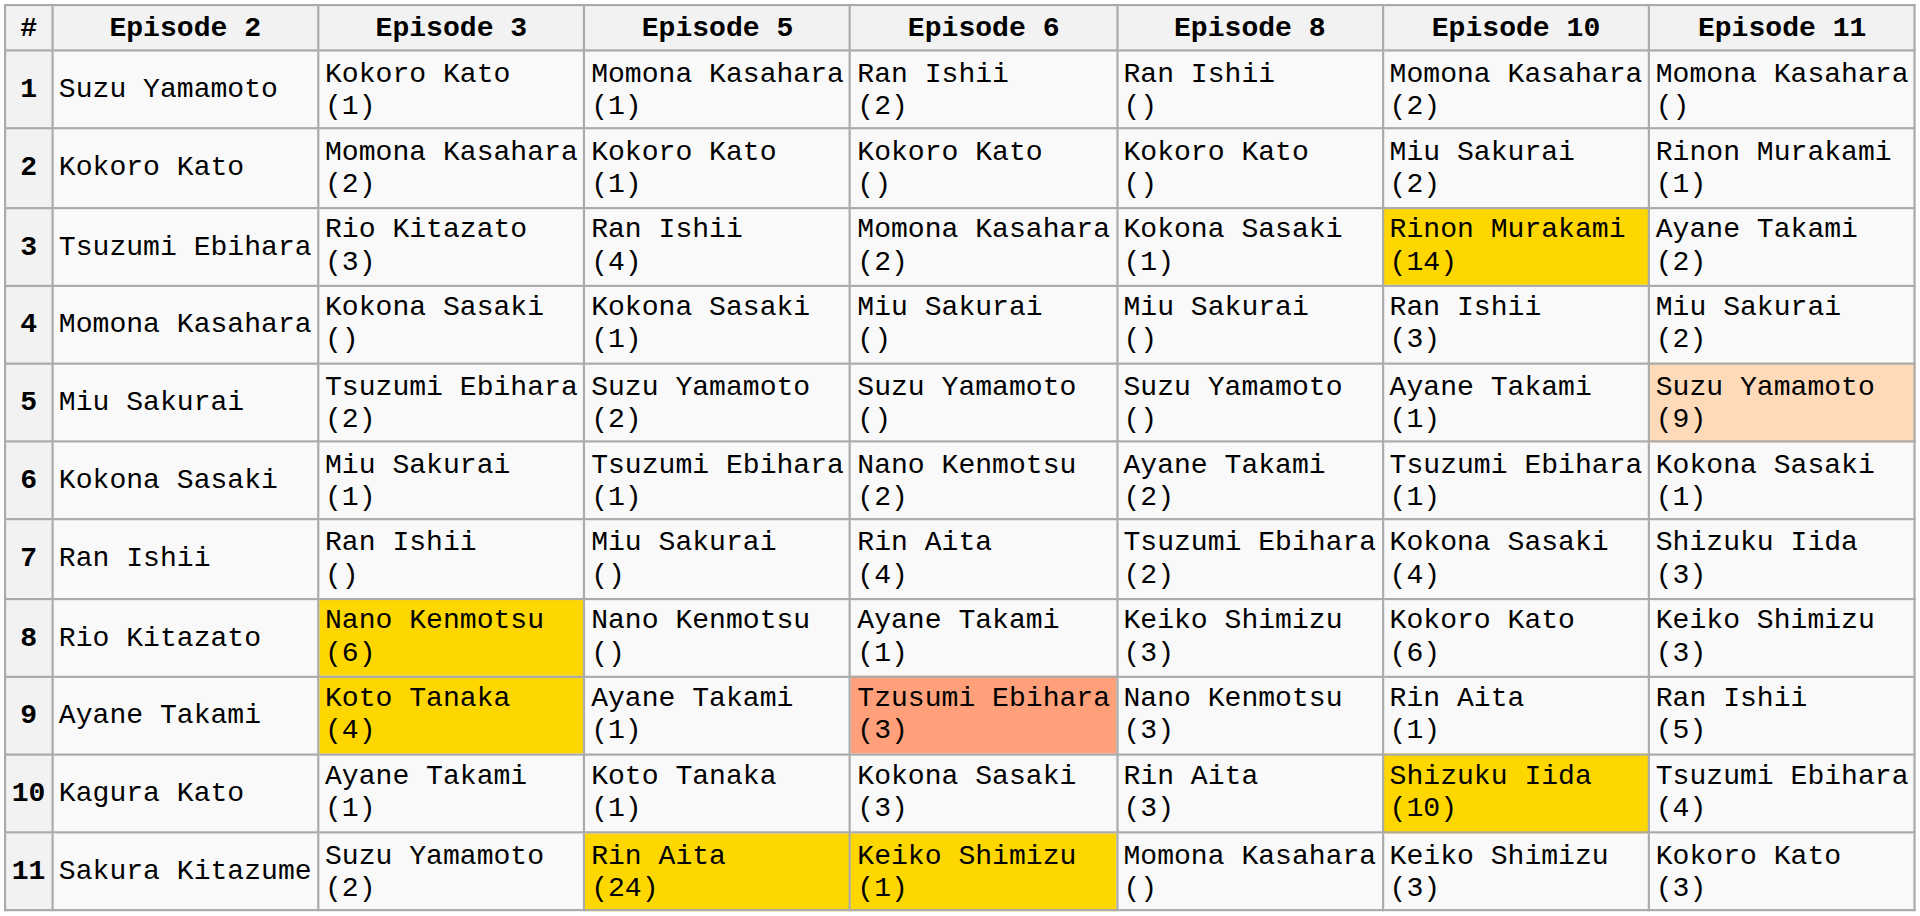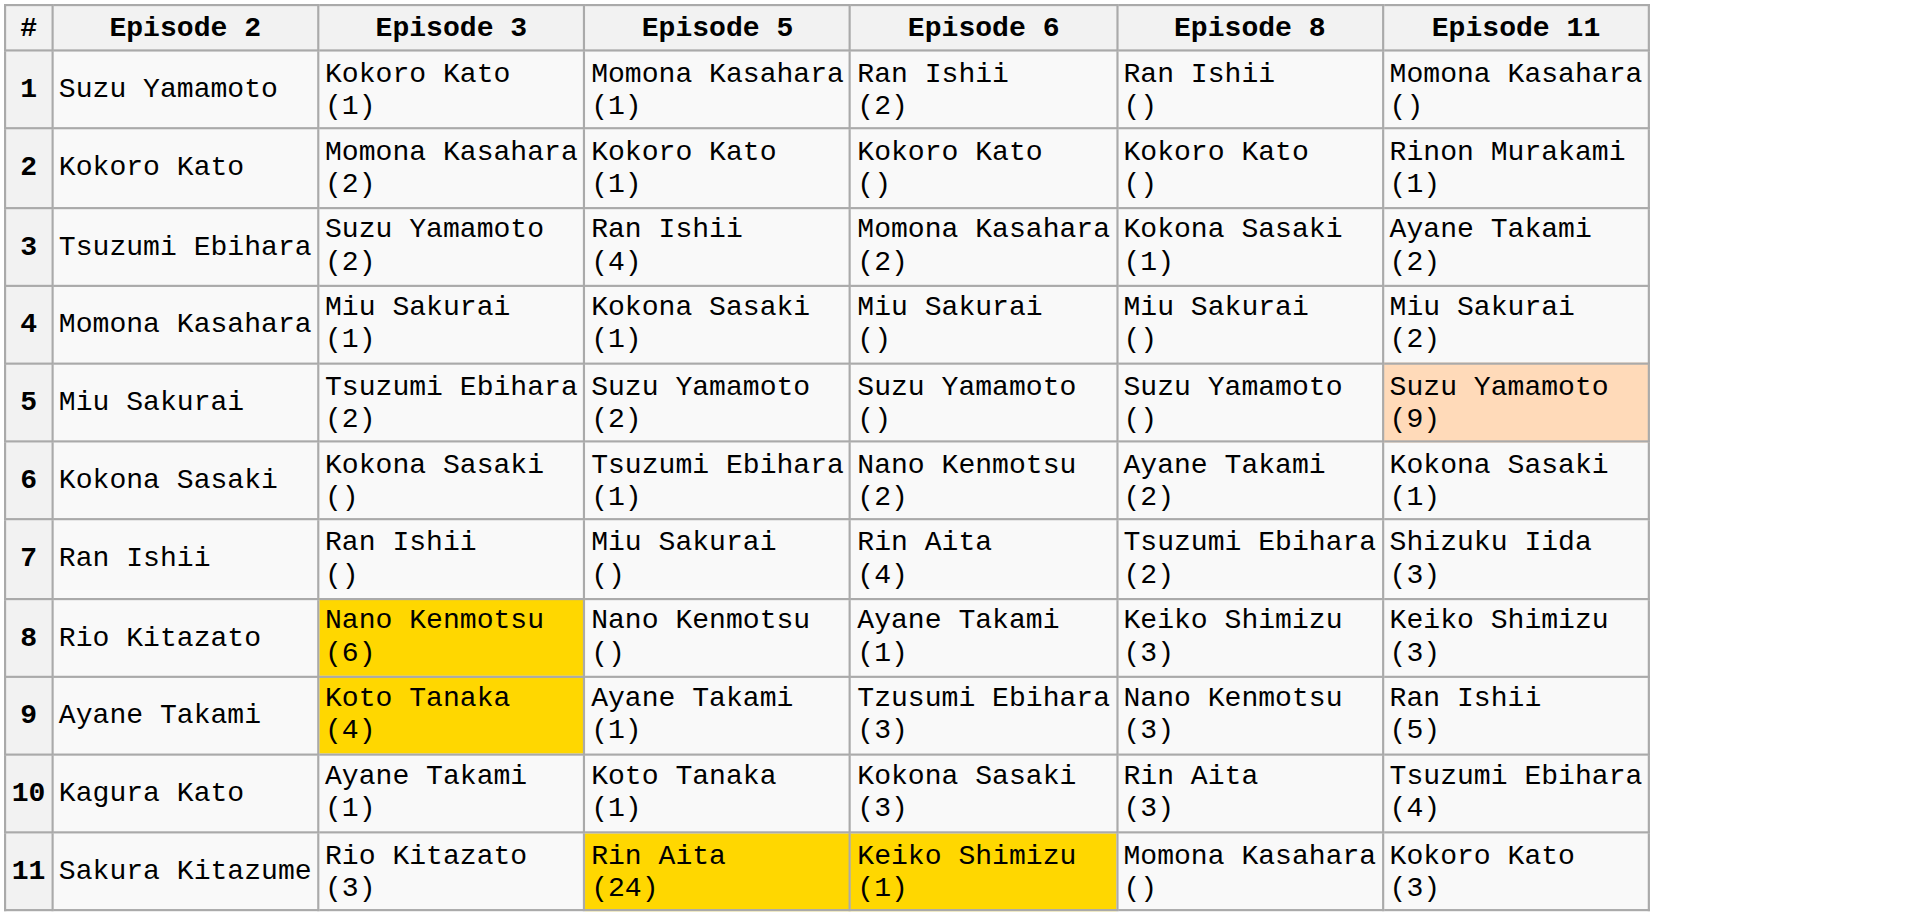- column: (1516, 28)
(426, 246) Rio Kitazato (3) -> (435, 246) Suzu Yamamoto (2)
(435, 324) Kokona Sasaki () -> (418, 324) Miu Sakurai (1)
(418, 481) Miu Sakurai (1) -> (435, 481) Kokona Sasaki ()
(984, 715) lightsalmon background -> (984, 715) no background
(435, 872) Suzu Yamamoto (2) -> (426, 872) Rio Kitazato (3)
